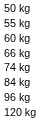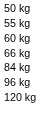- row: (17, 68)
